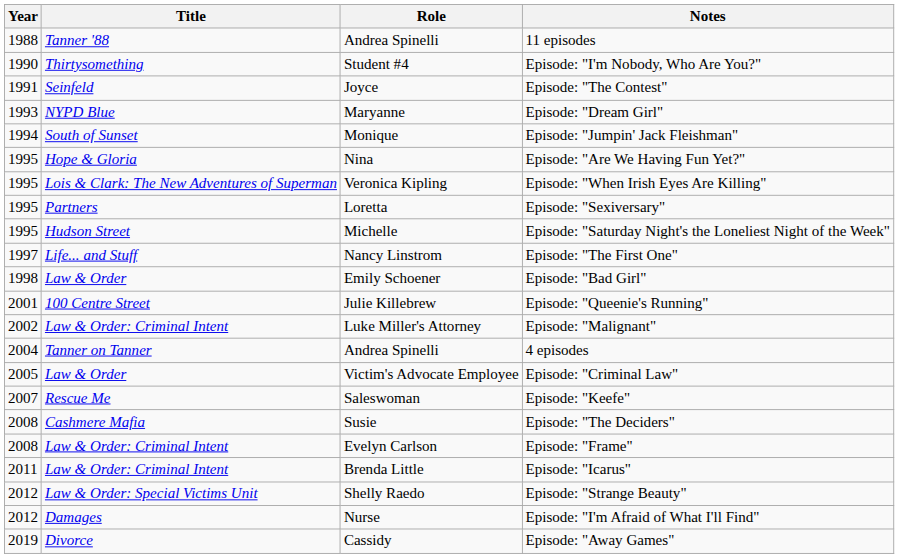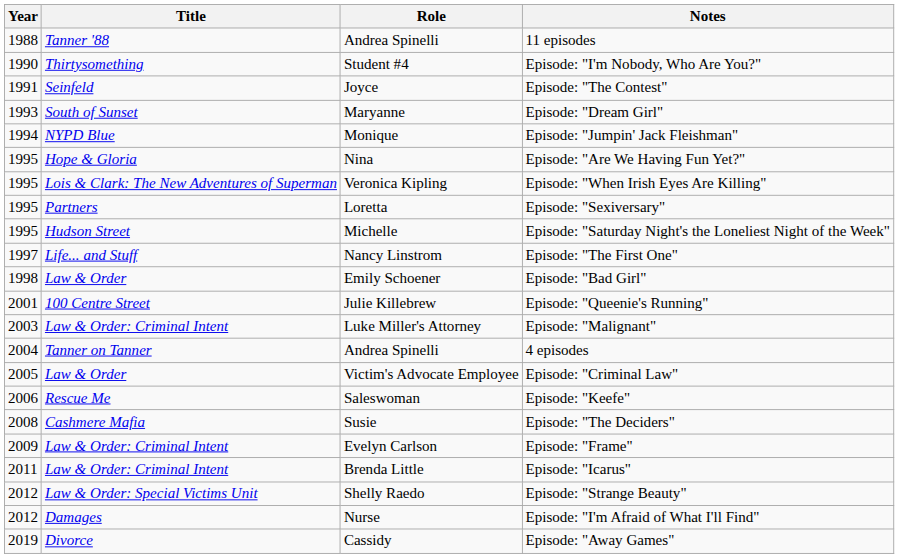(80, 111) NYPD Blue -> (91, 111) South of Sunset
(91, 135) South of Sunset -> (80, 135) NYPD Blue
(23, 326) 2002 -> (23, 326) 2003
(23, 398) 2007 -> (23, 398) 2006
(23, 445) 2008 -> (23, 445) 2009
